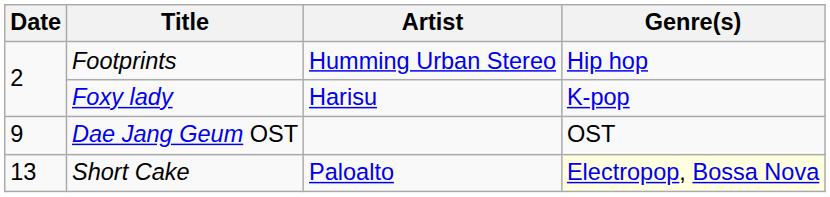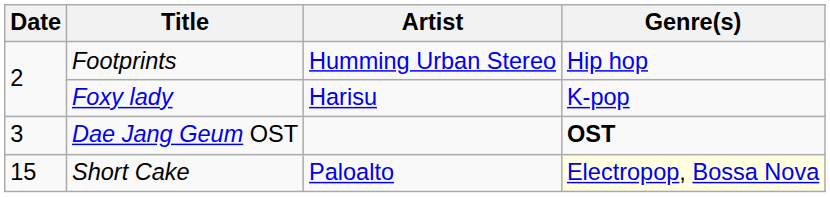(17, 135) 9 -> (17, 135) 3
(591, 135) normal -> (591, 135) bold
(23, 172) 13 -> (23, 172) 15
